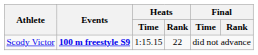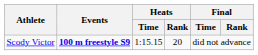(177, 42) 22 -> (177, 42) 20
